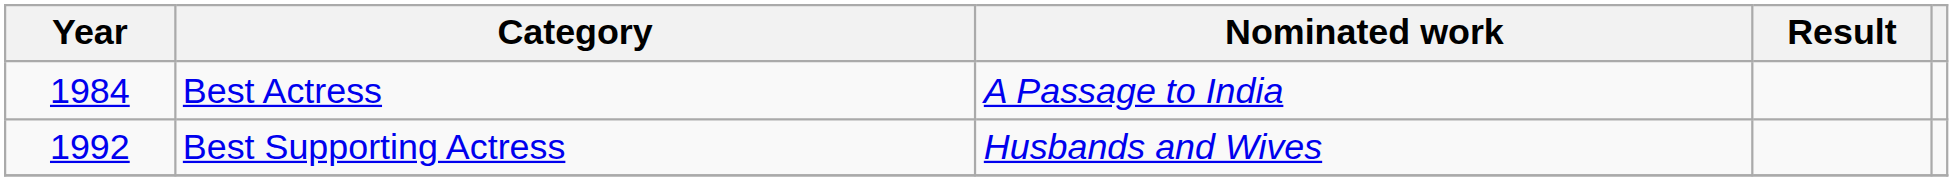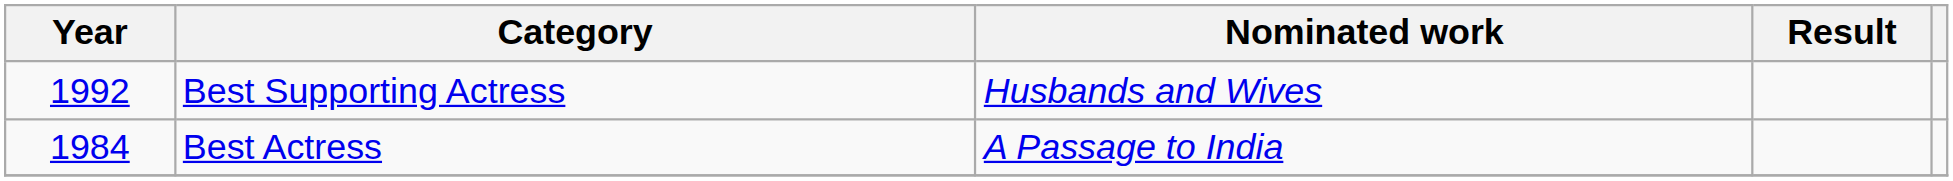rows swapped: (282, 89) <-> (374, 146)
